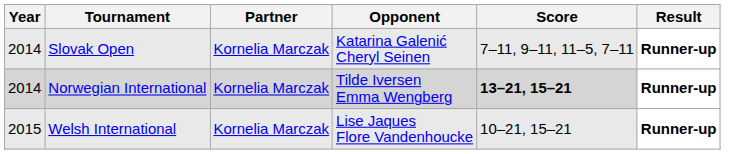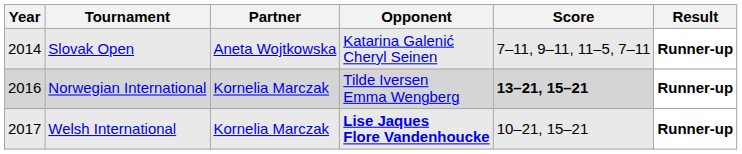(271, 49) Kornelia Marczak -> (275, 49) Aneta Wojtkowska
(25, 89) 2014 -> (25, 89) 2016
(25, 129) 2015 -> (25, 129) 2017
(405, 129) normal -> (417, 129) bold
